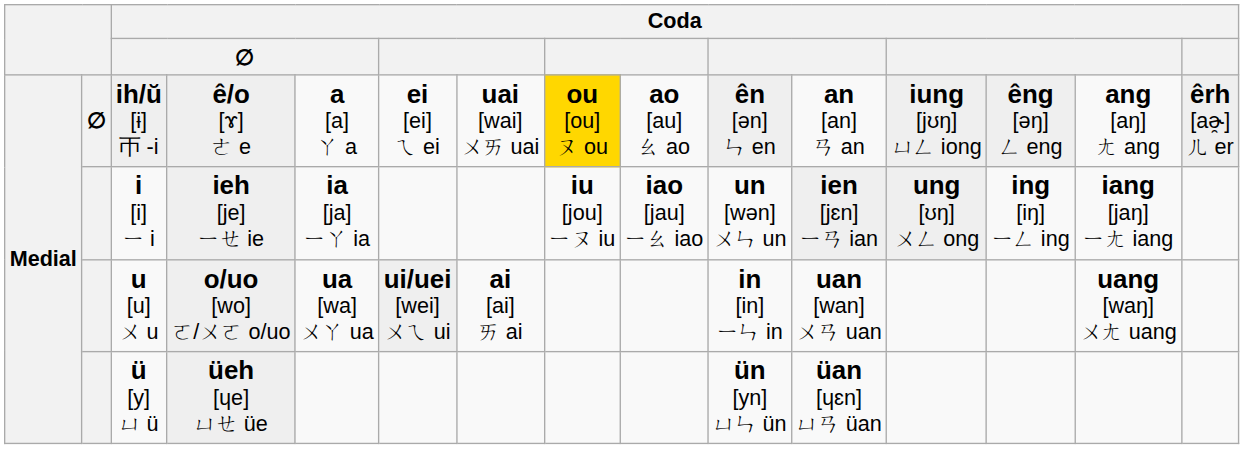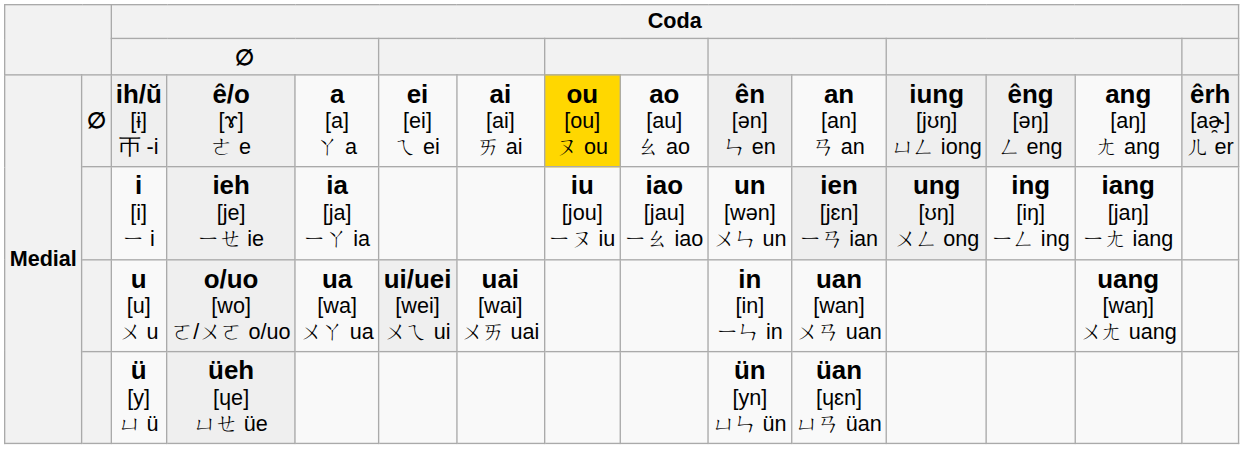(500, 119) uai [wai] ㄨㄞ uai -> (500, 119) ai [ai] ㄞ ai
(500, 303) ai [ai] ㄞ ai -> (500, 303) uai [wai] ㄨㄞ uai
